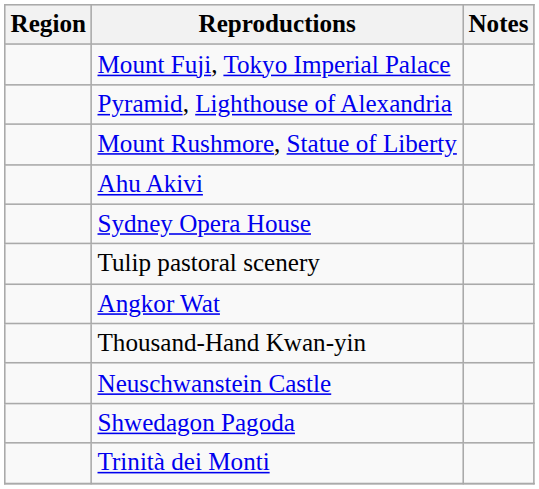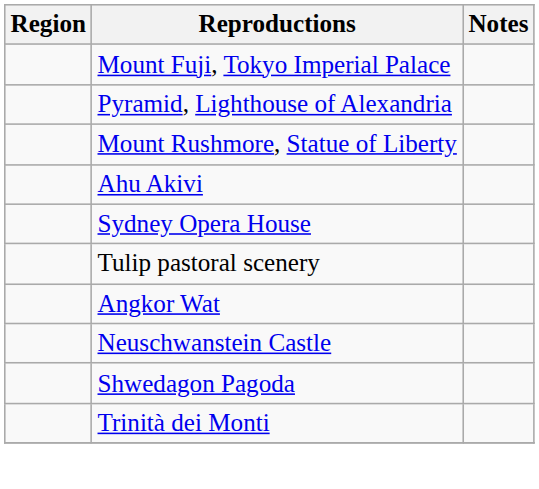- row: (232, 343)
